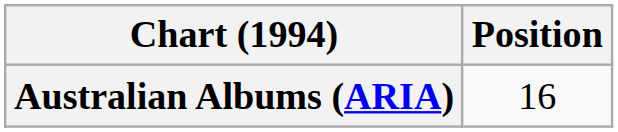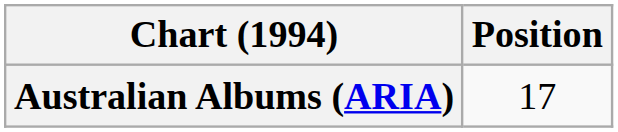(537, 95) 16 -> (537, 95) 17
